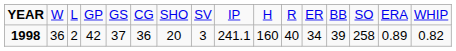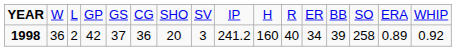(234, 35) 241.1 -> (234, 35) 241.2
(431, 35) 0.82 -> (431, 35) 0.92
